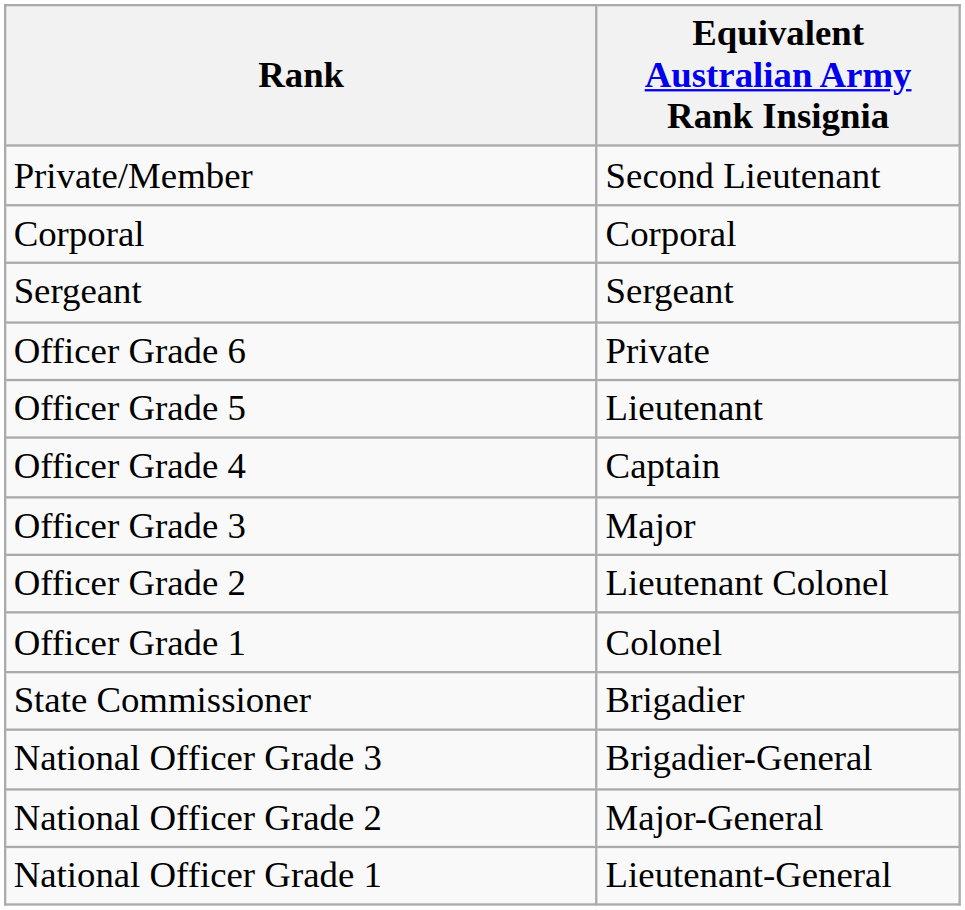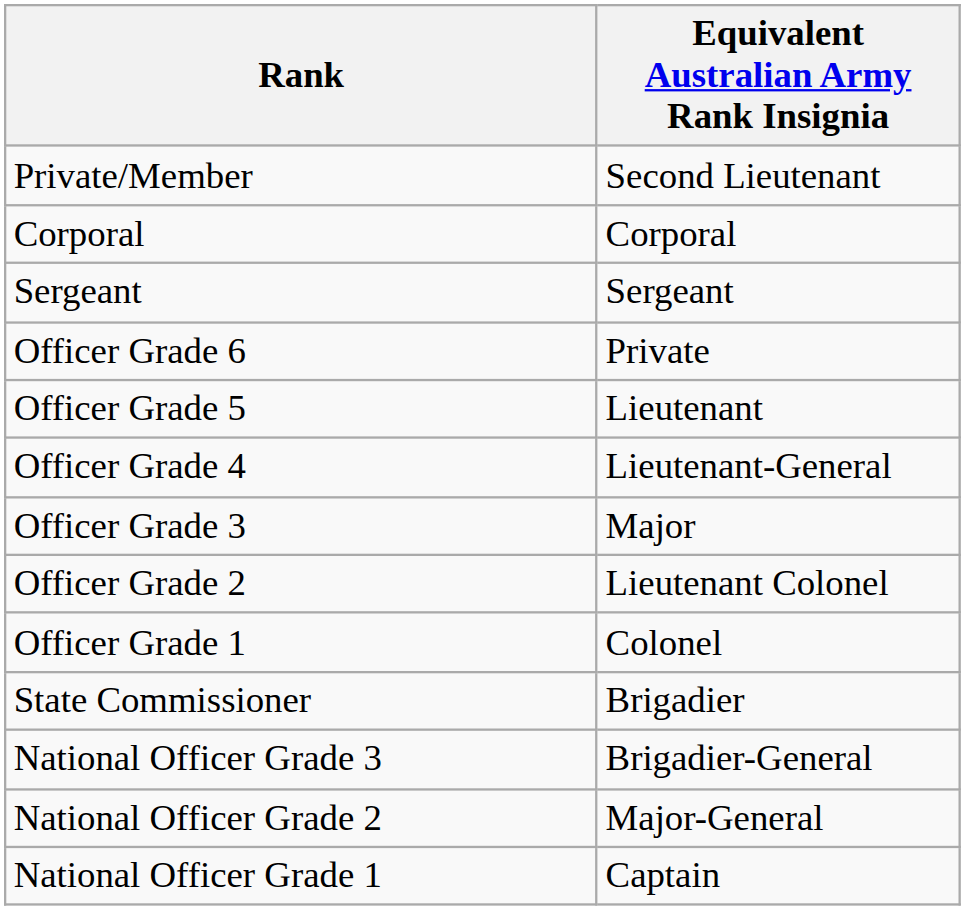(663, 466) Captain -> (749, 466) Lieutenant-General
(749, 875) Lieutenant-General -> (663, 875) Captain
